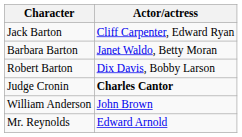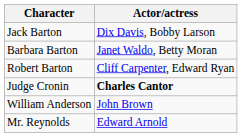(166, 31) Cliff Carpenter, Edward Ryan -> (156, 31) Dix Davis, Bobby Larson
(156, 68) Dix Davis, Bobby Larson -> (166, 68) Cliff Carpenter, Edward Ryan
